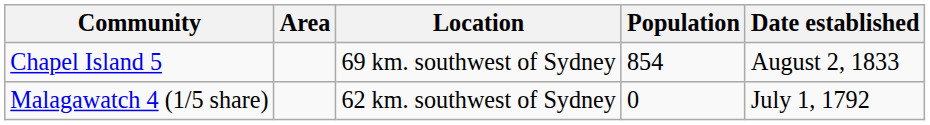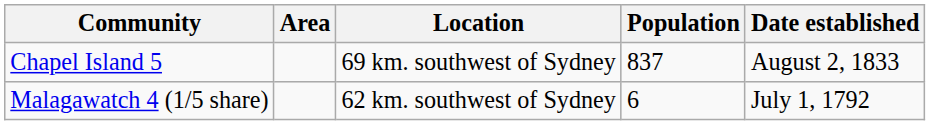(645, 61) 854 -> (645, 61) 837
(633, 100) 0 -> (633, 100) 6
